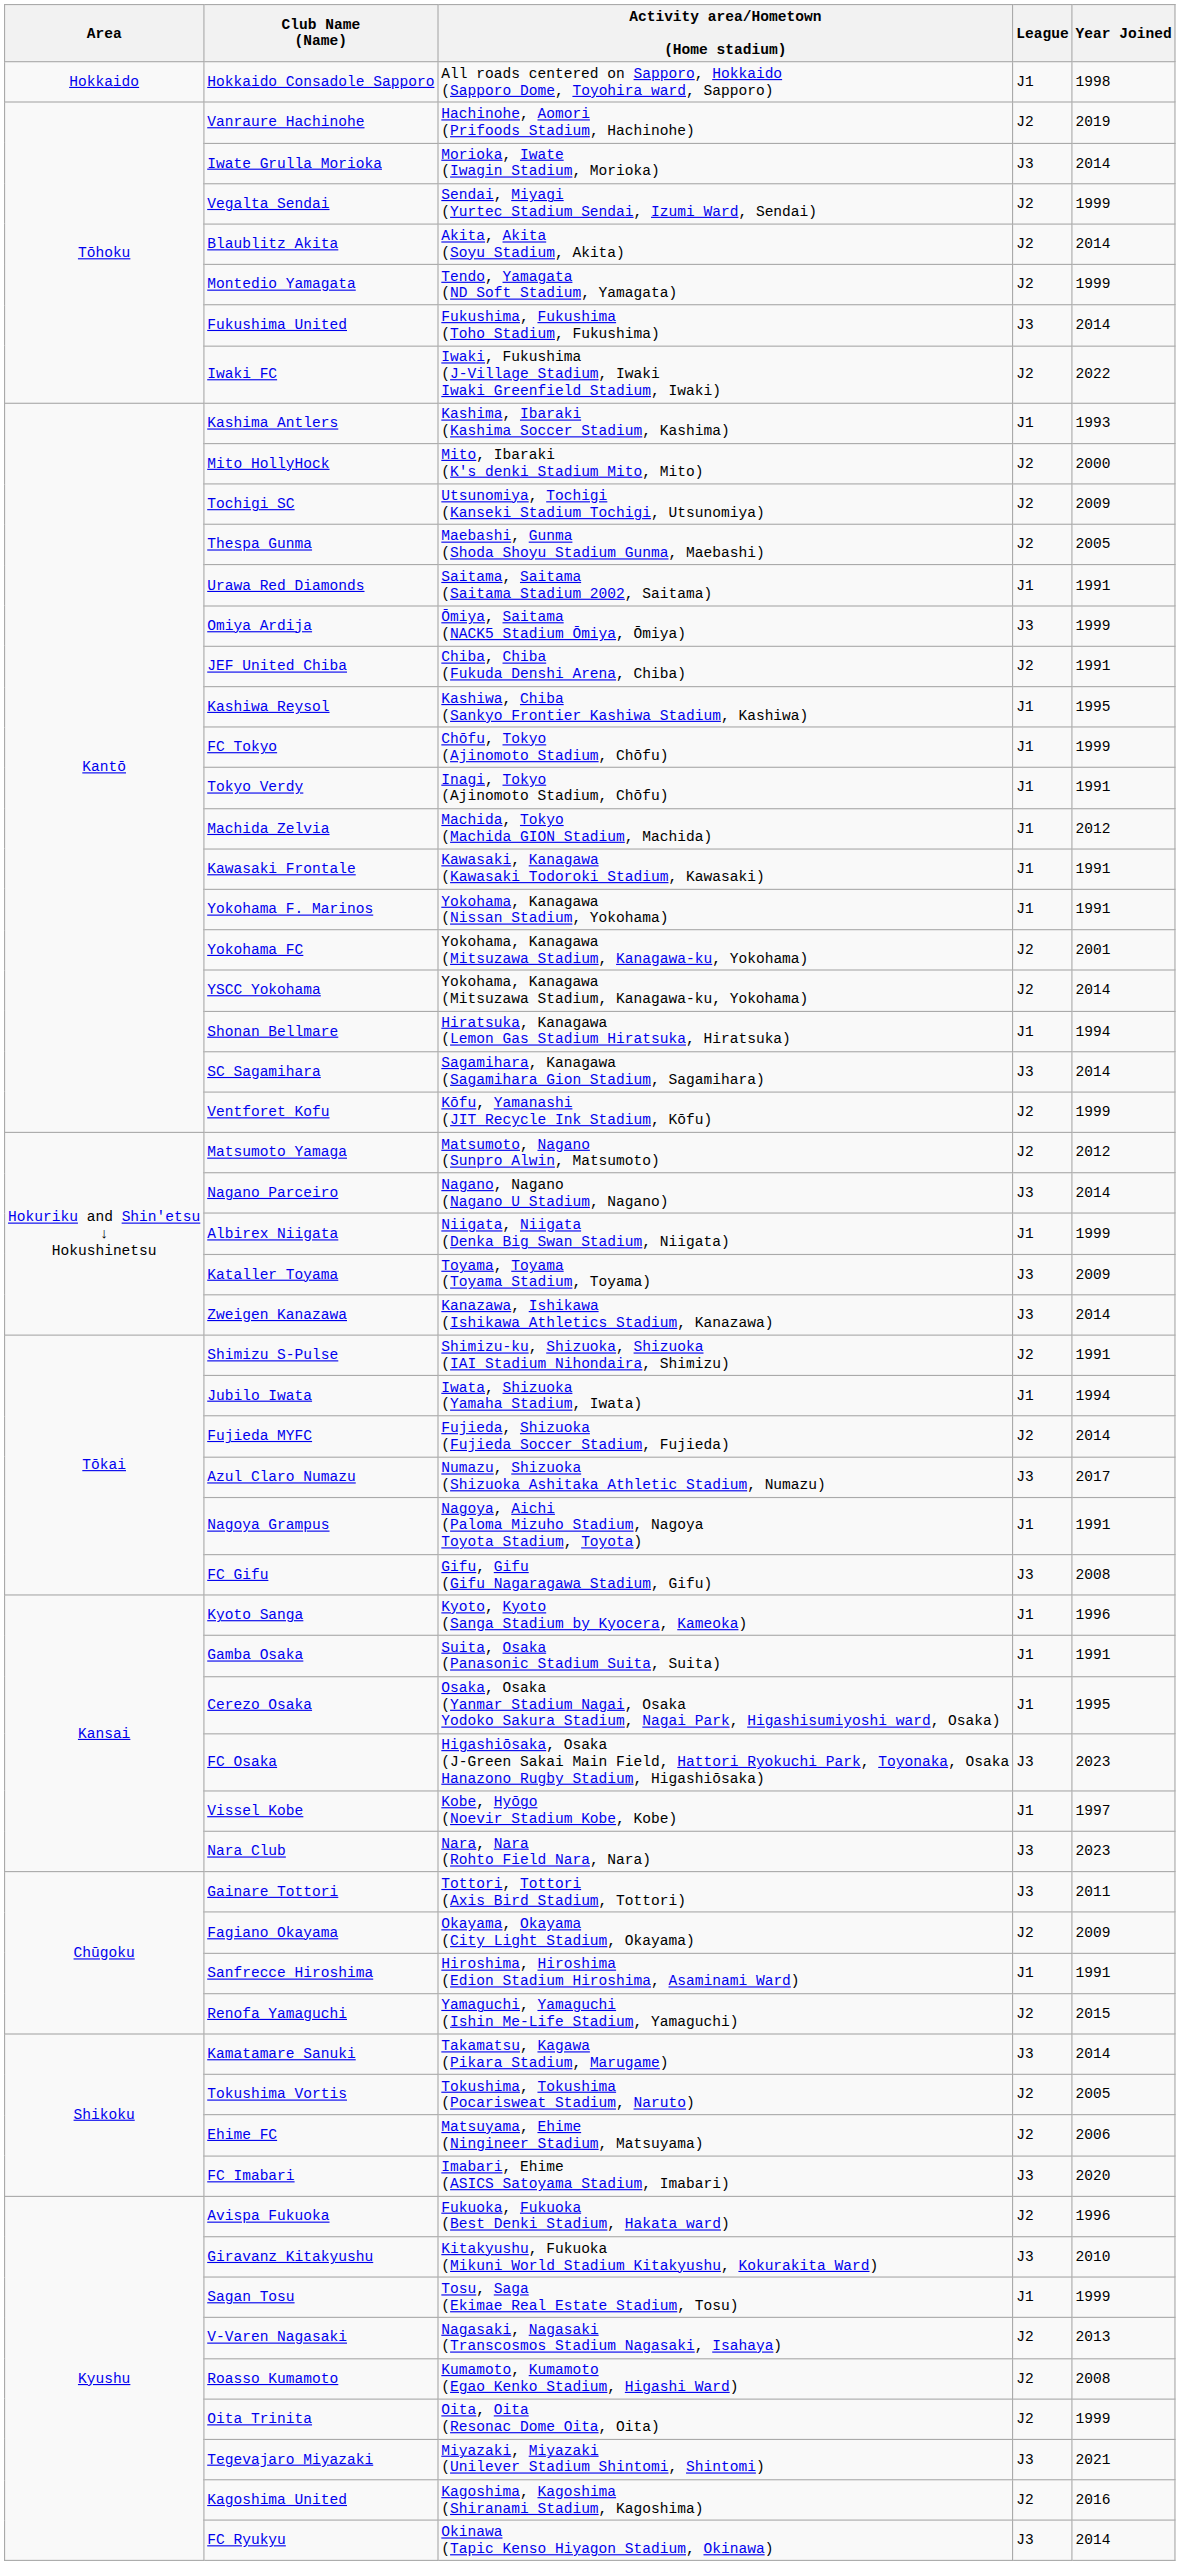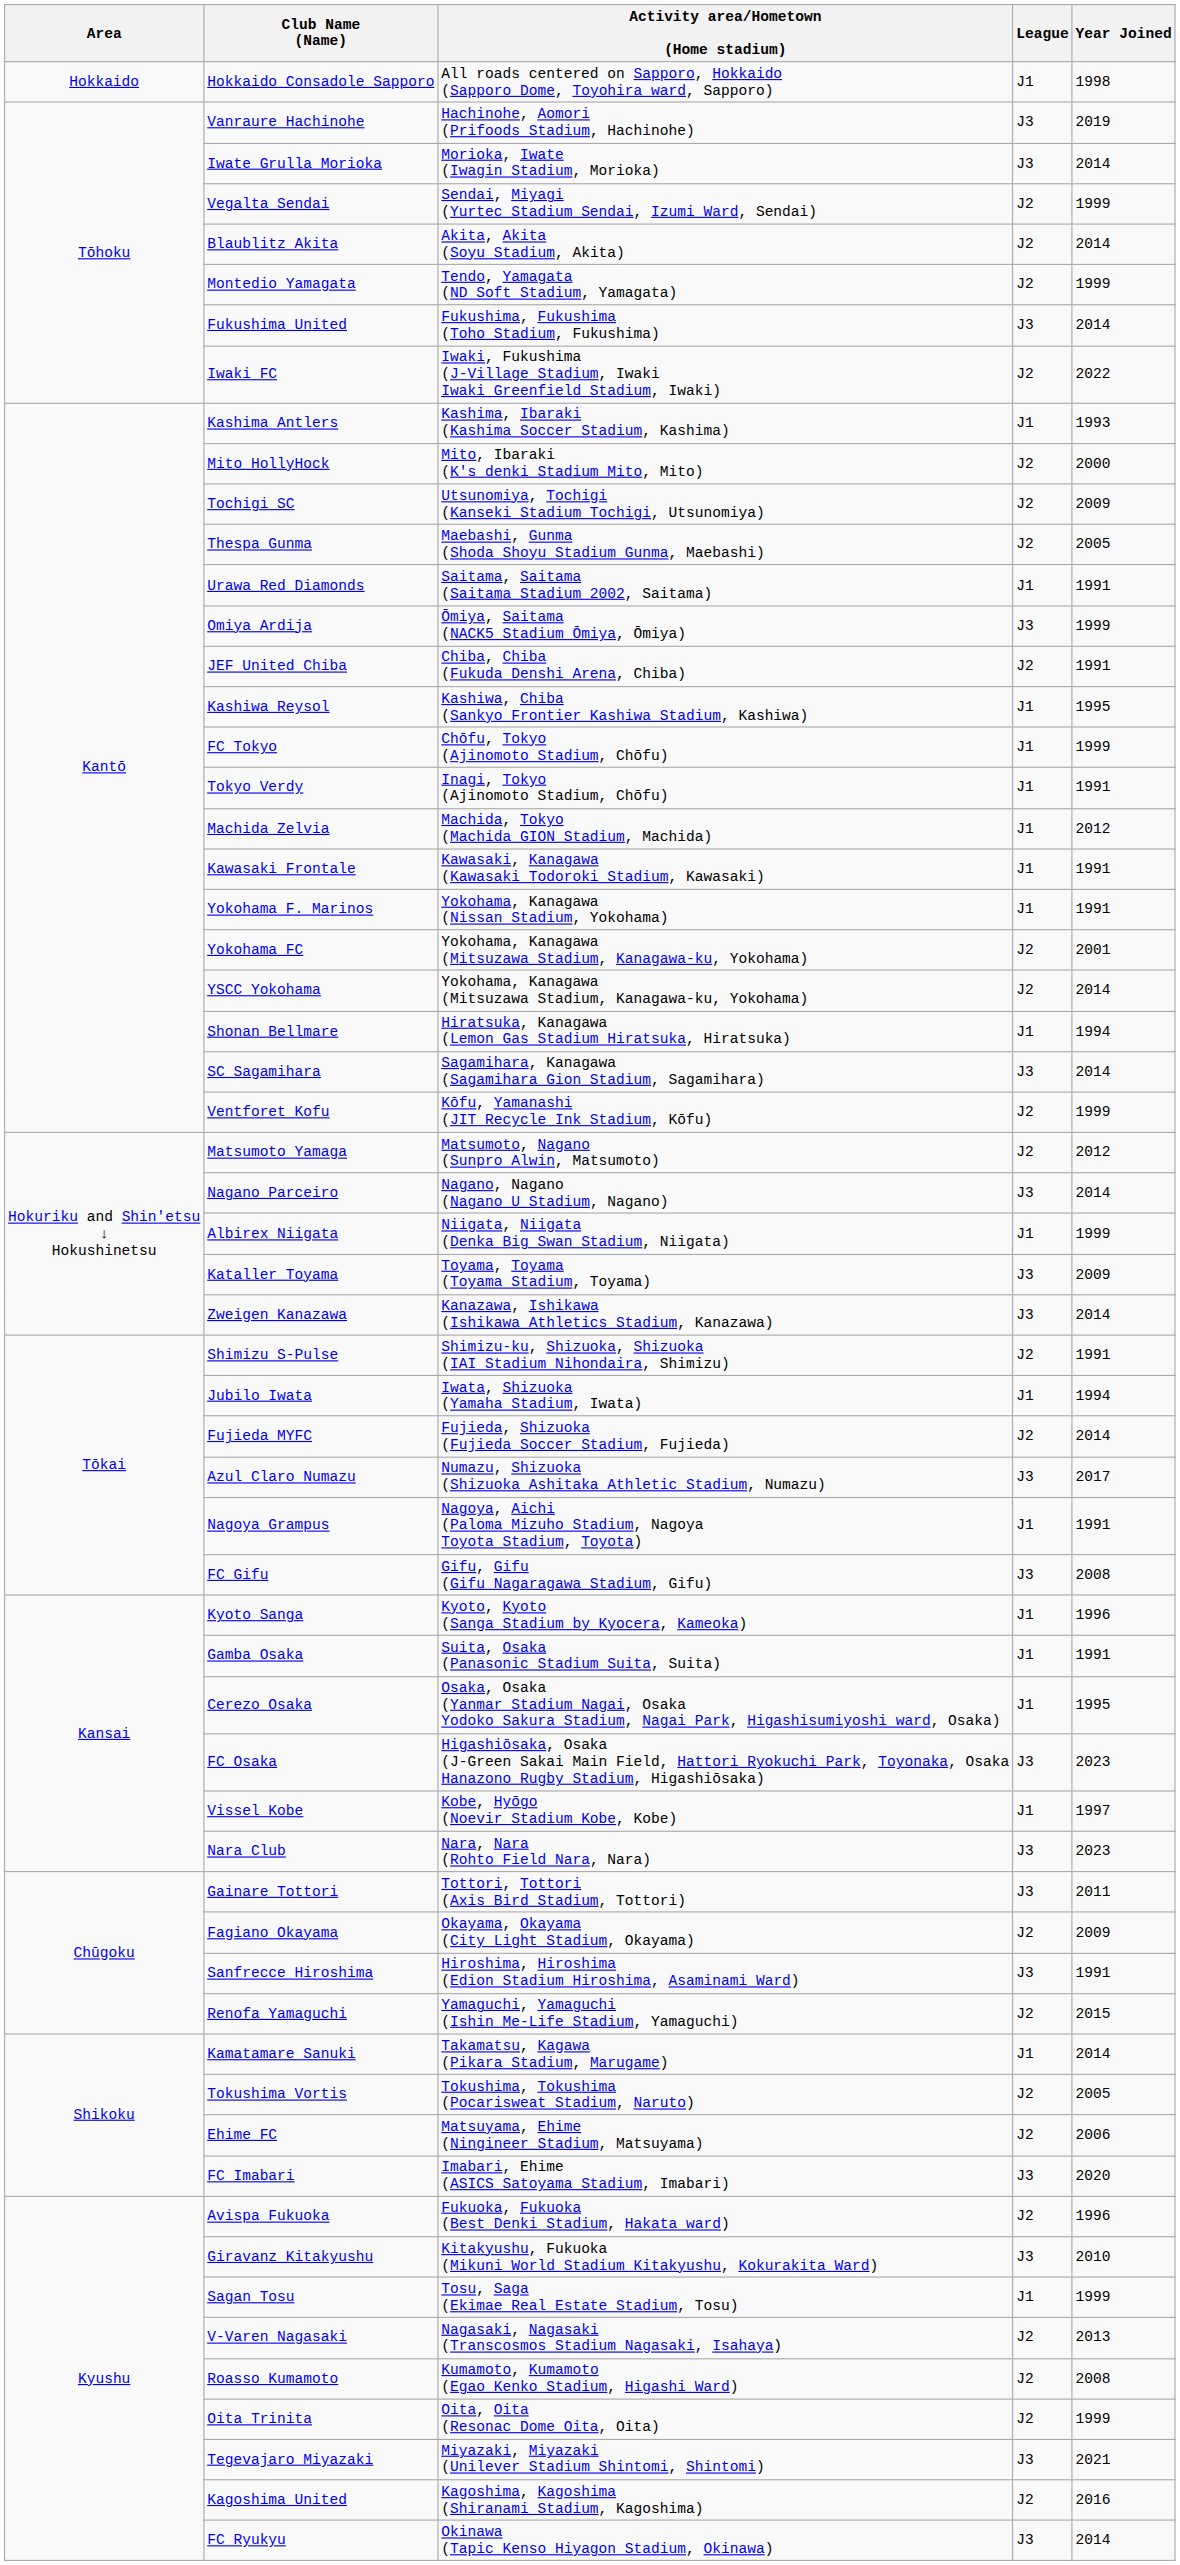(1025, 123) J2 -> (1025, 123) J3
(1025, 1973) J1 -> (1025, 1973) J3
(1025, 2054) J3 -> (1025, 2054) J1
